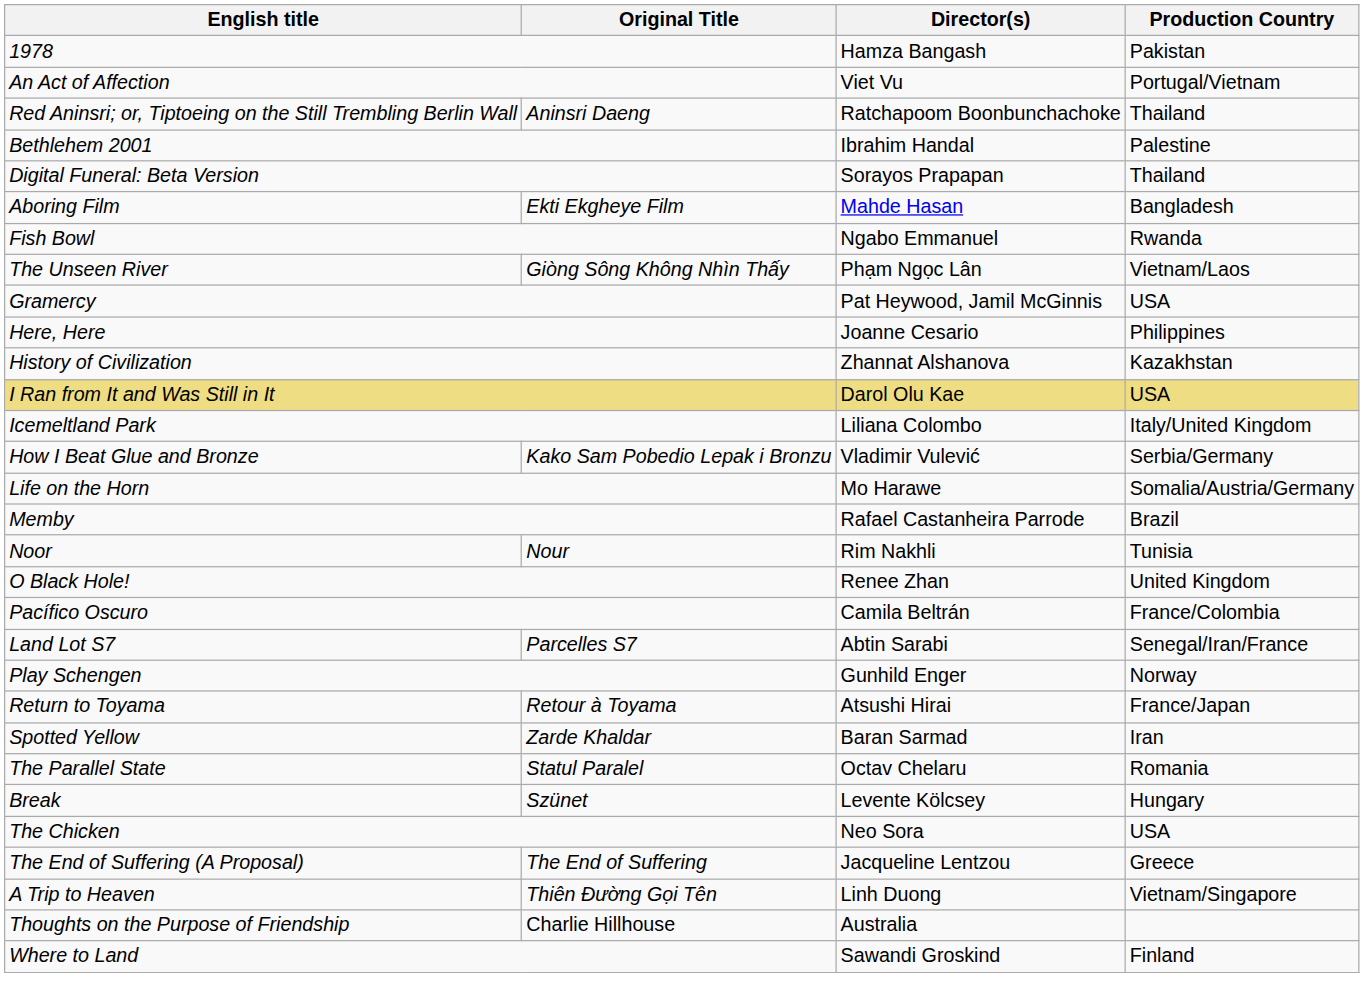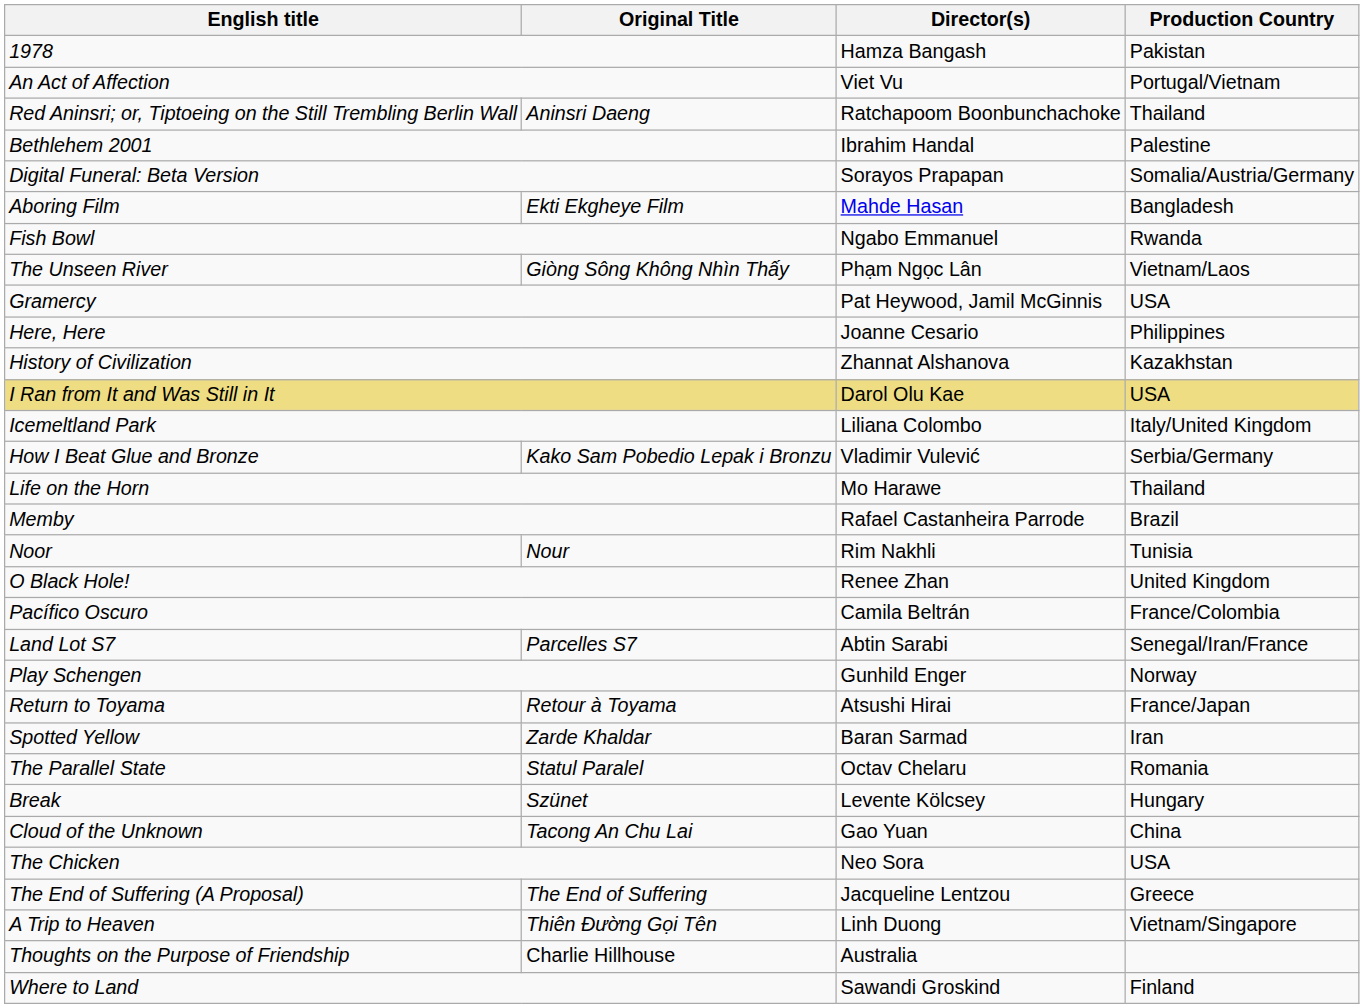(1168, 176) Thailand -> (1242, 176) Somalia/Austria/Germany
(1242, 488) Somalia/Austria/Germany -> (1168, 488) Thailand
+ row: (106, 831)
